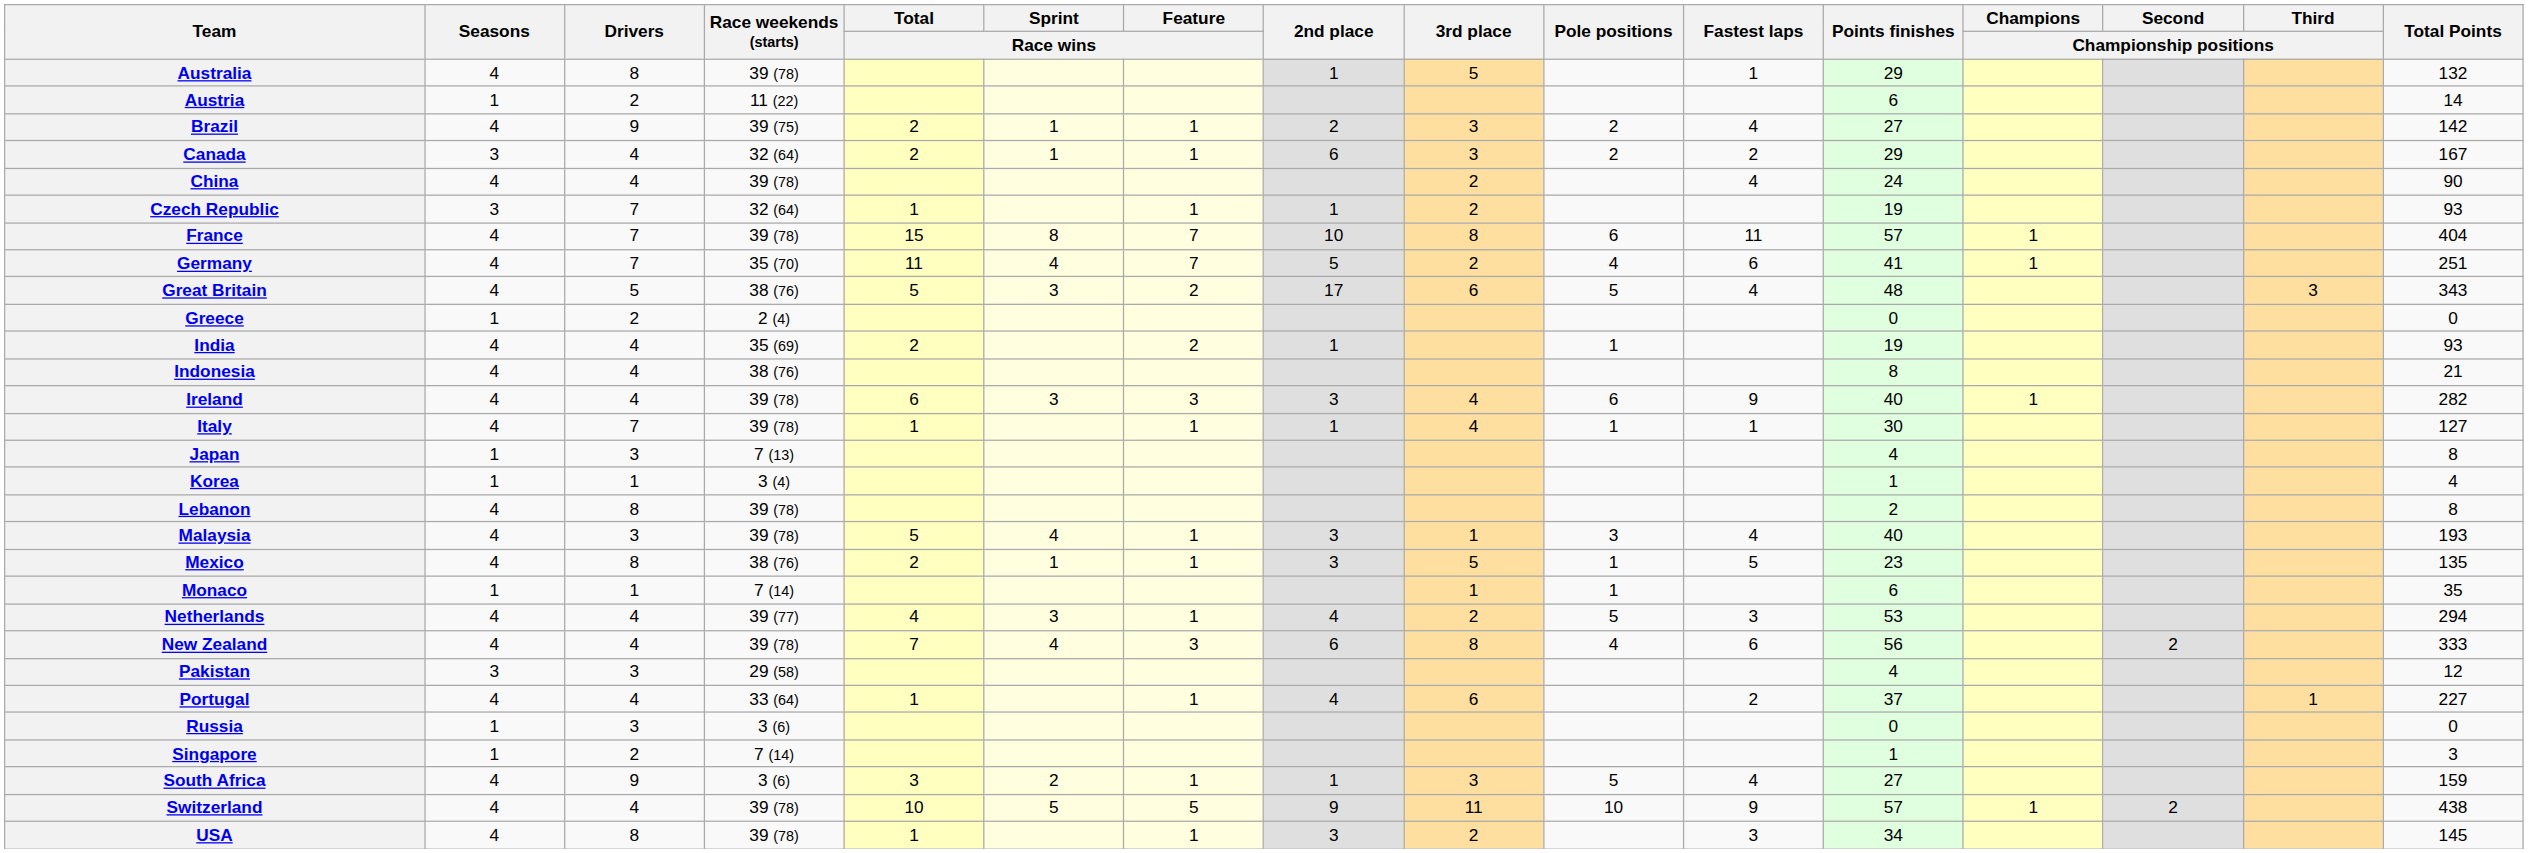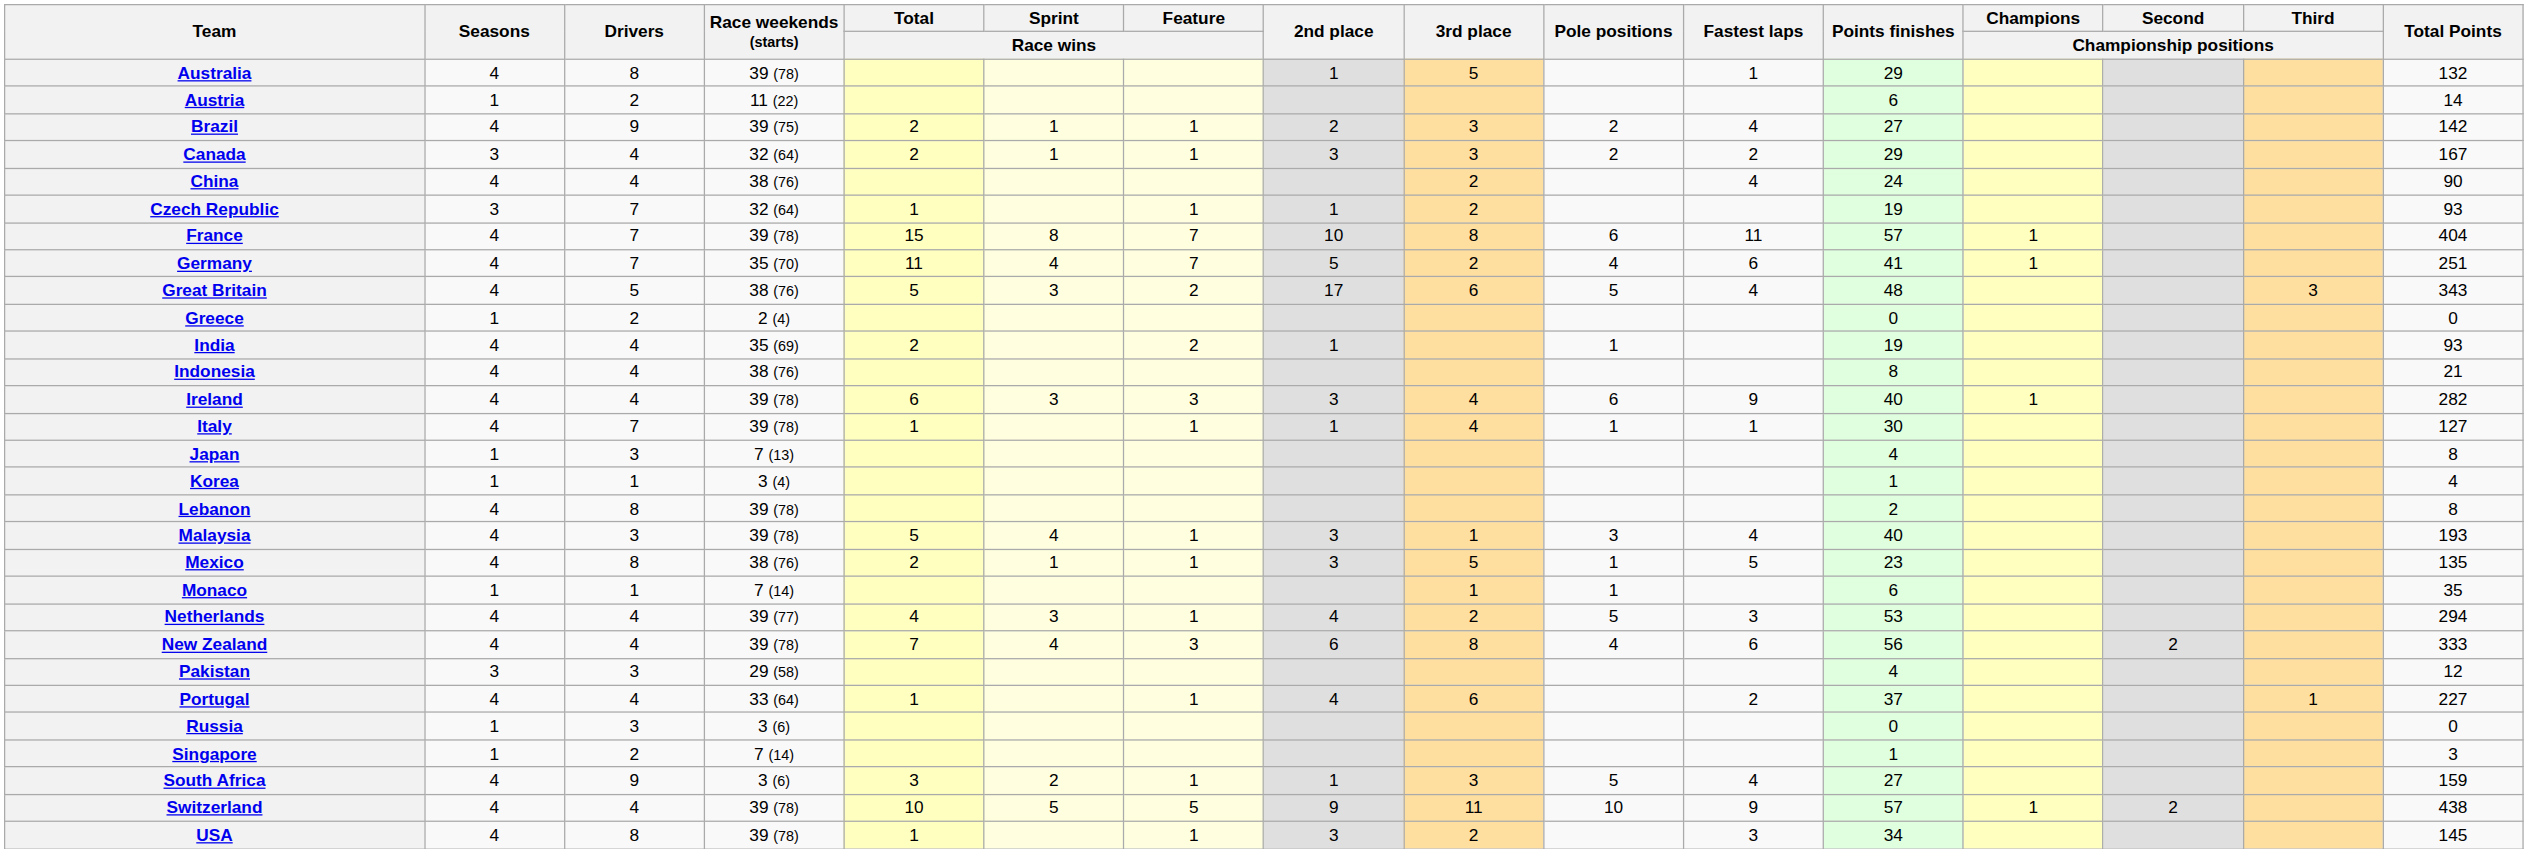(1334, 154) 6 -> (1334, 154) 3
(774, 181) 39 (78) -> (774, 181) 38 (76)
